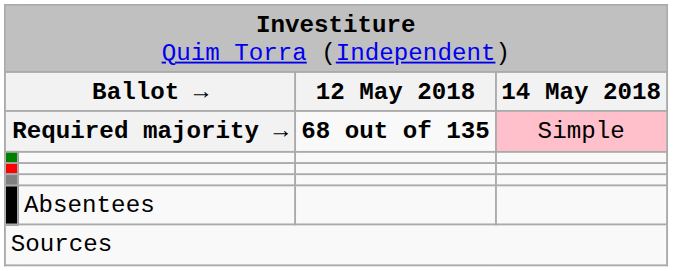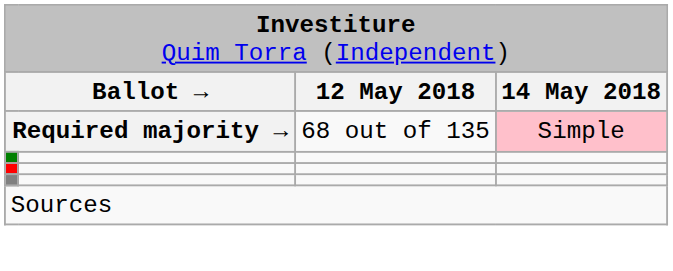(396, 131) bold -> (396, 131) normal
- row: (12, 205)
